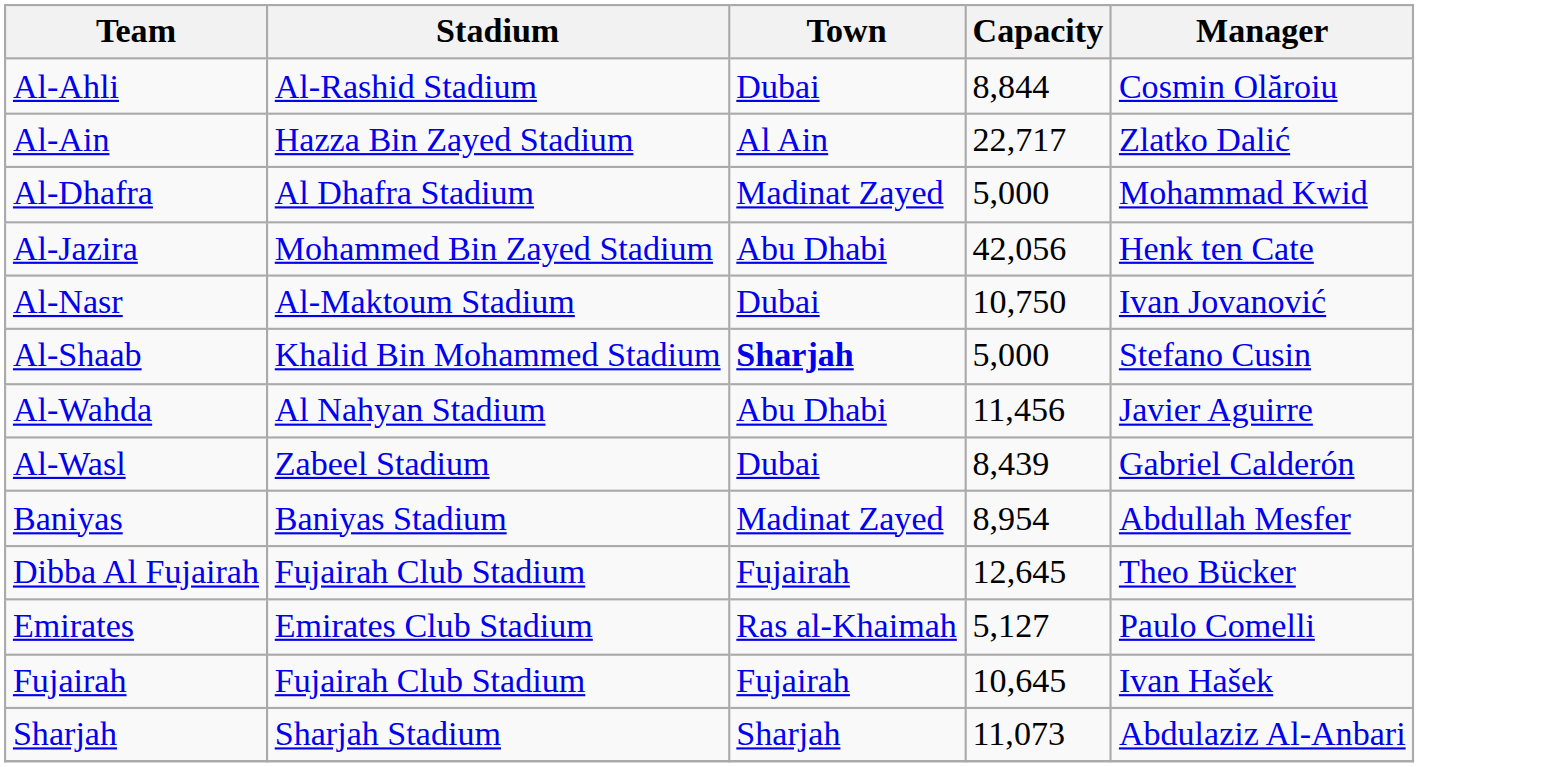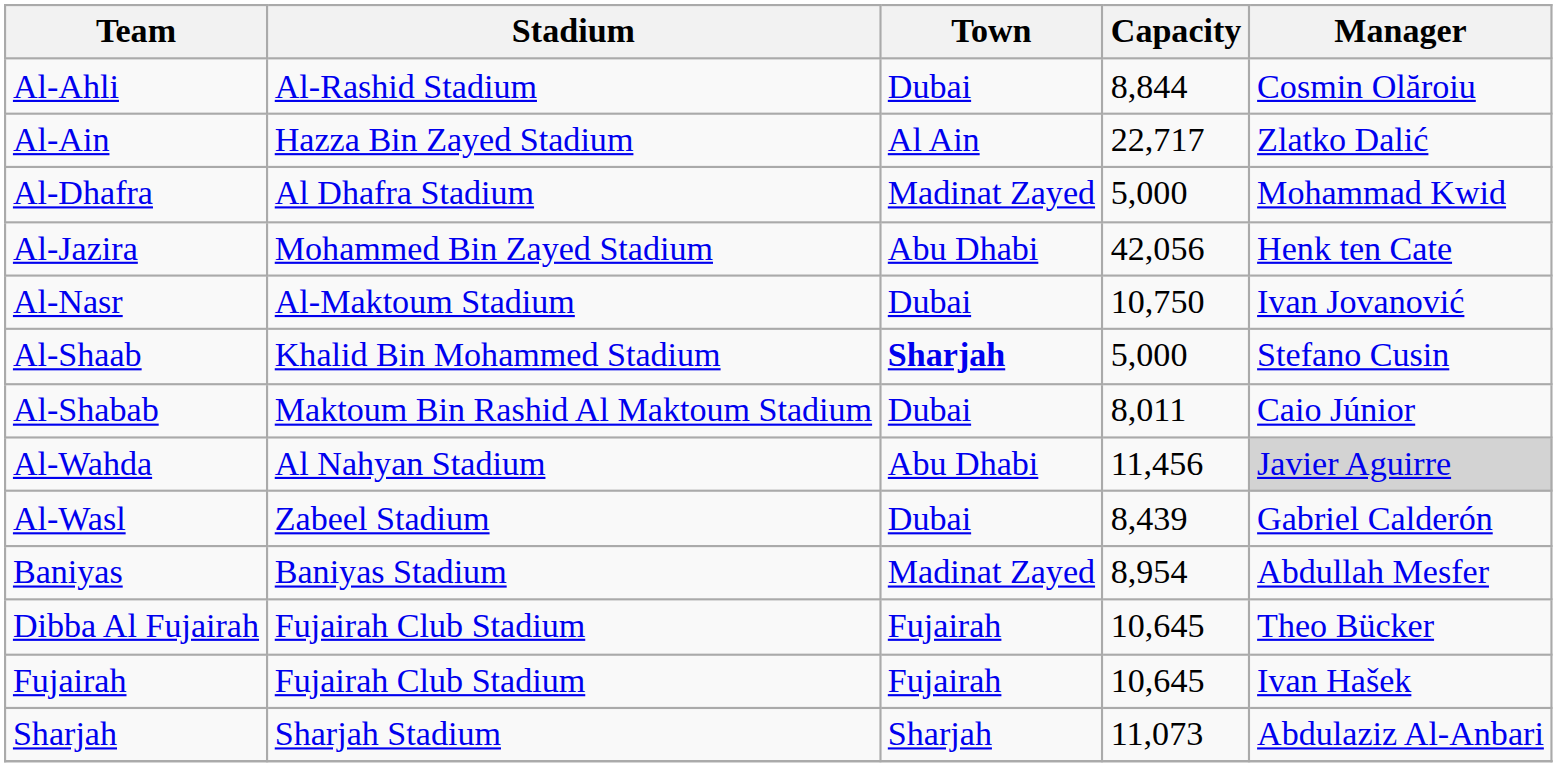+ row: (86, 409)
(1216, 409) no background -> (1354, 463) lightgrey background
(1019, 572) 12,645 -> (1158, 626) 10,645
- row: (73, 626)
